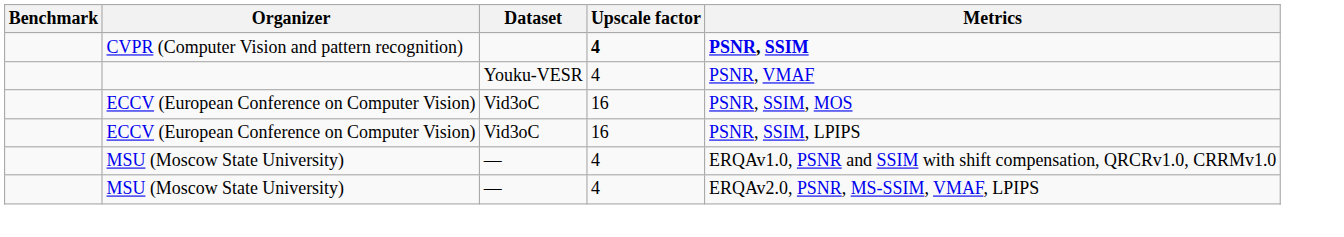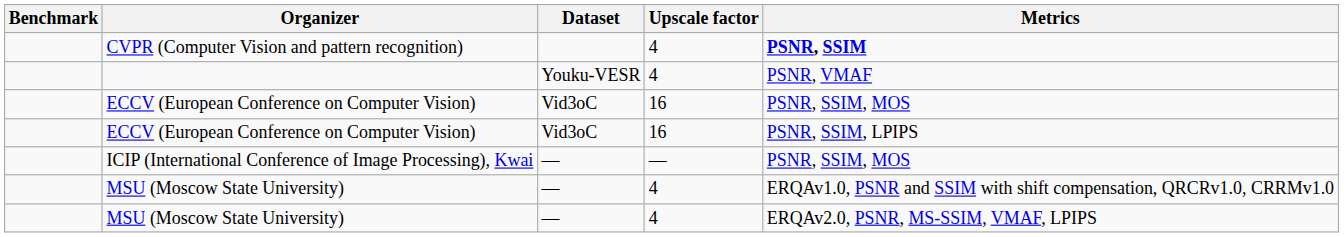(595, 47) bold -> (653, 47) normal
+ row: (320, 160)
